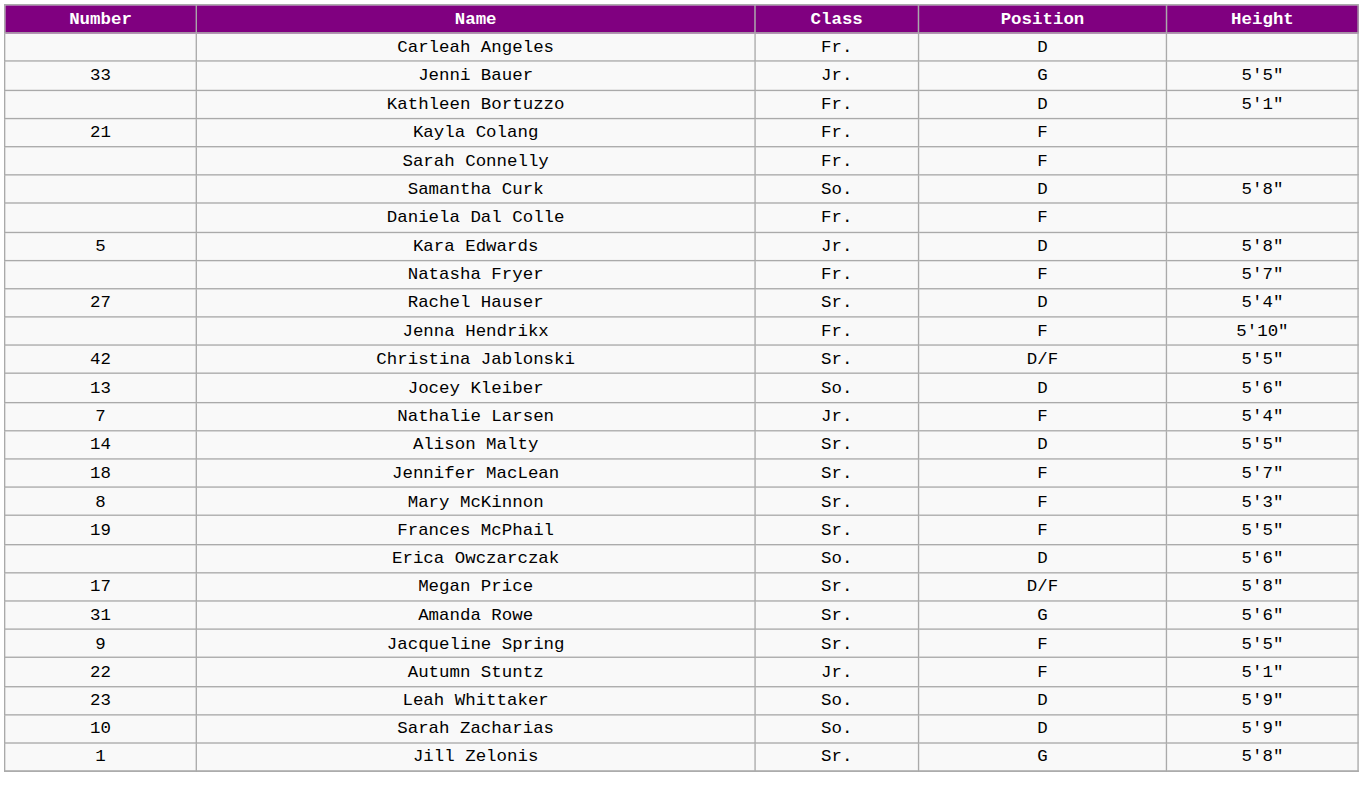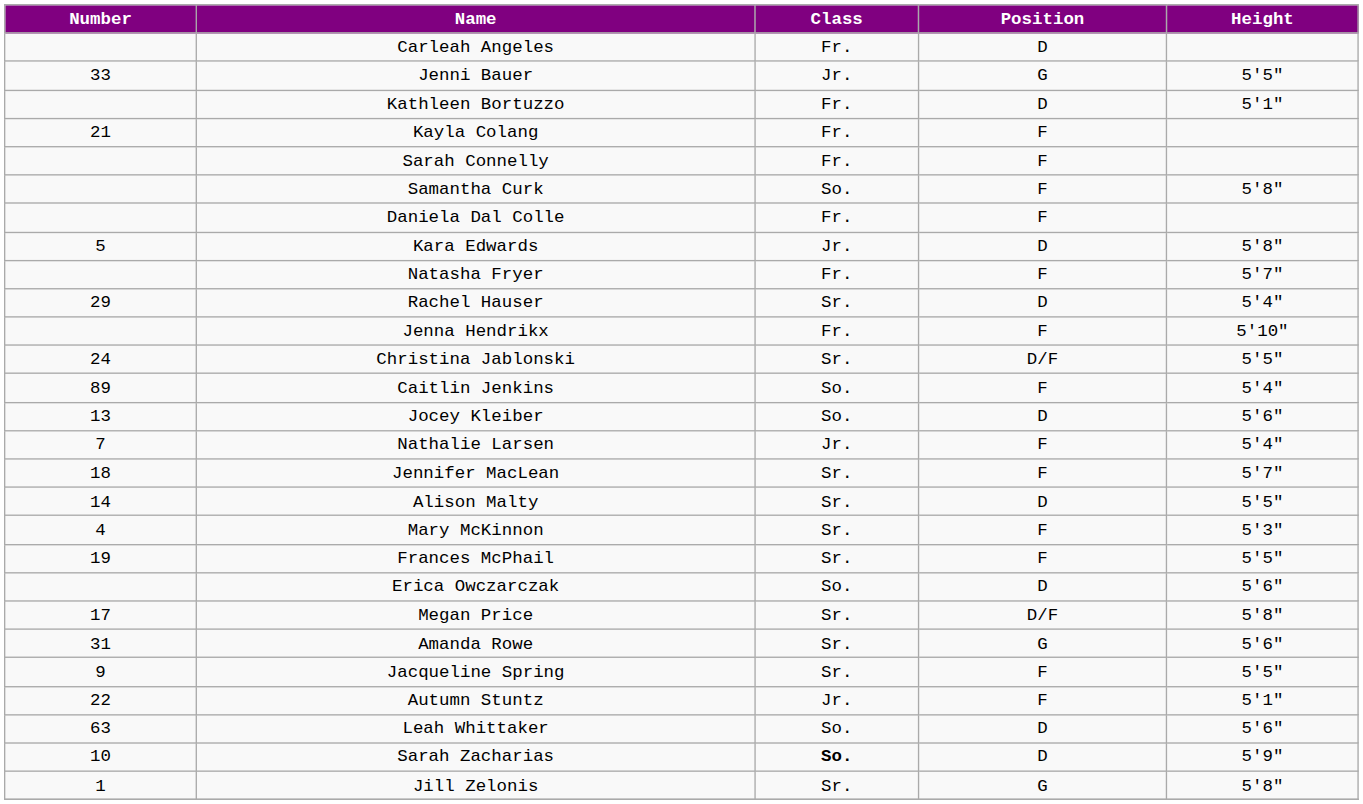(1042, 189) D -> (1042, 189) F
(101, 303) 27 -> (101, 303) 29
(101, 360) 42 -> (101, 360) 24
+ row: (476, 388)
rows swapped: (476, 473) <-> (476, 445)
(101, 502) 8 -> (101, 530) 4
(101, 700) 23 -> (101, 729) 63
(1262, 700) 5'9" -> (1262, 729) 5'6"
(837, 729) normal -> (837, 757) bold
